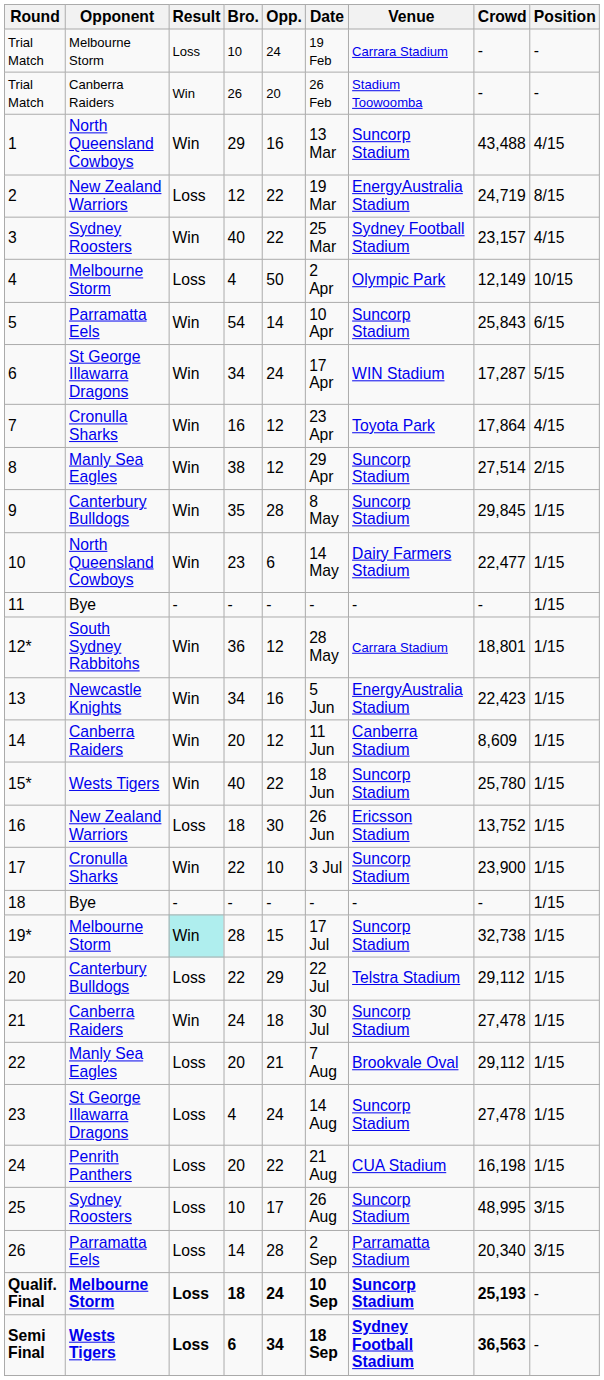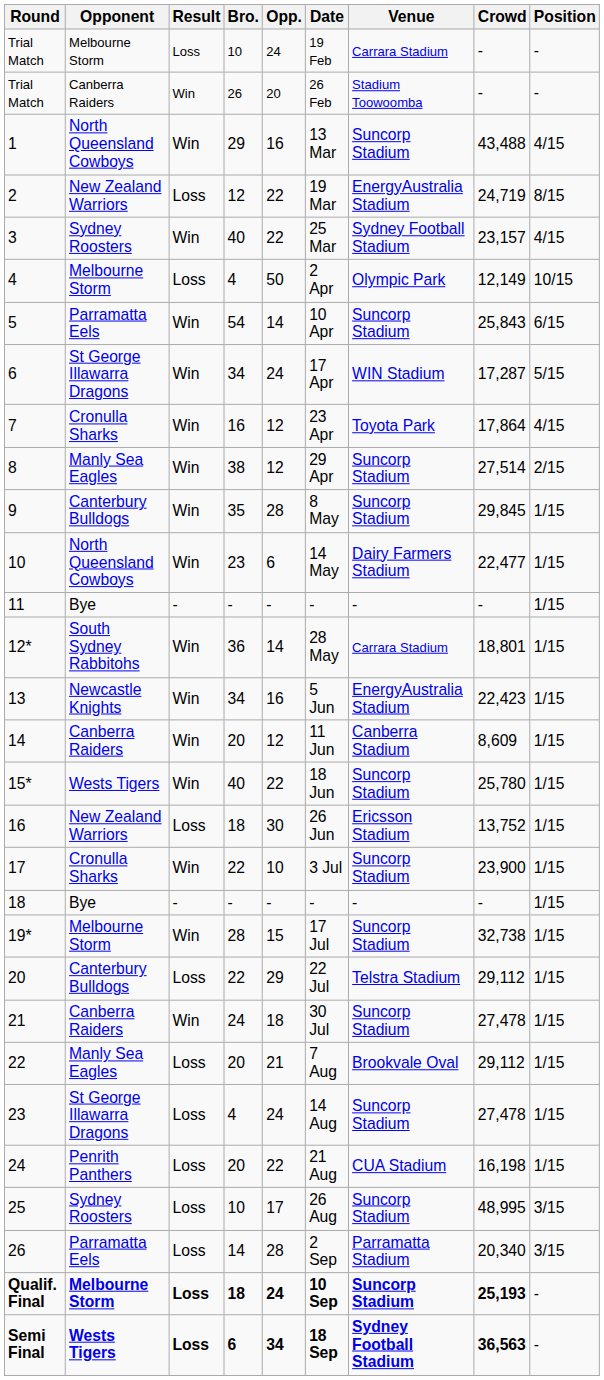(275, 647) 12 -> (275, 647) 14
(186, 936) paleturquoise background -> (186, 936) no background
